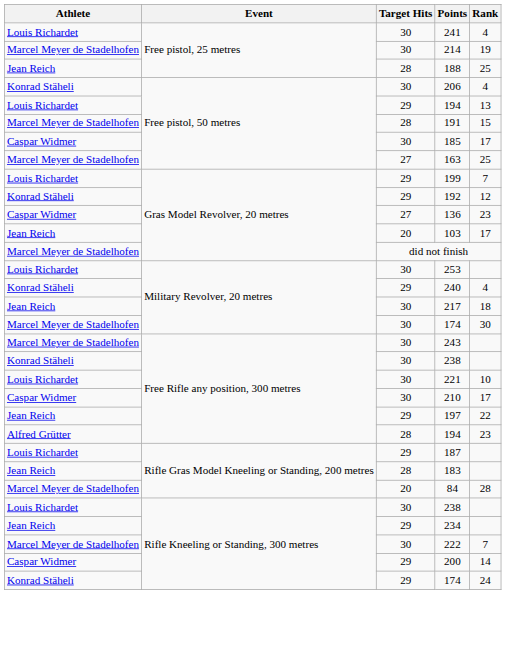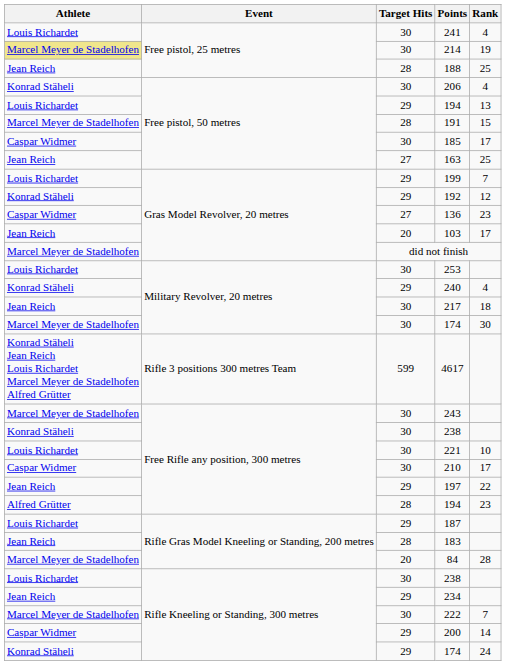(73, 50) no background -> (73, 50) khaki background
(73, 160) Marcel Meyer de Stadelhofen -> (31, 160) Jean Reich
+ row: (220, 369)
